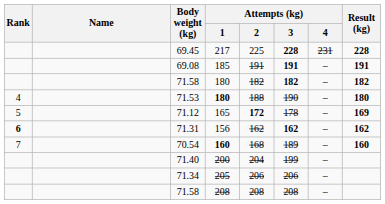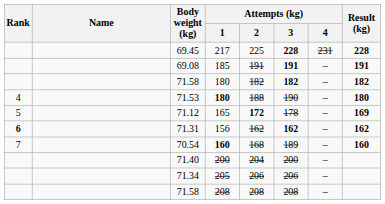(291, 160) 199 -> (291, 160) 200
